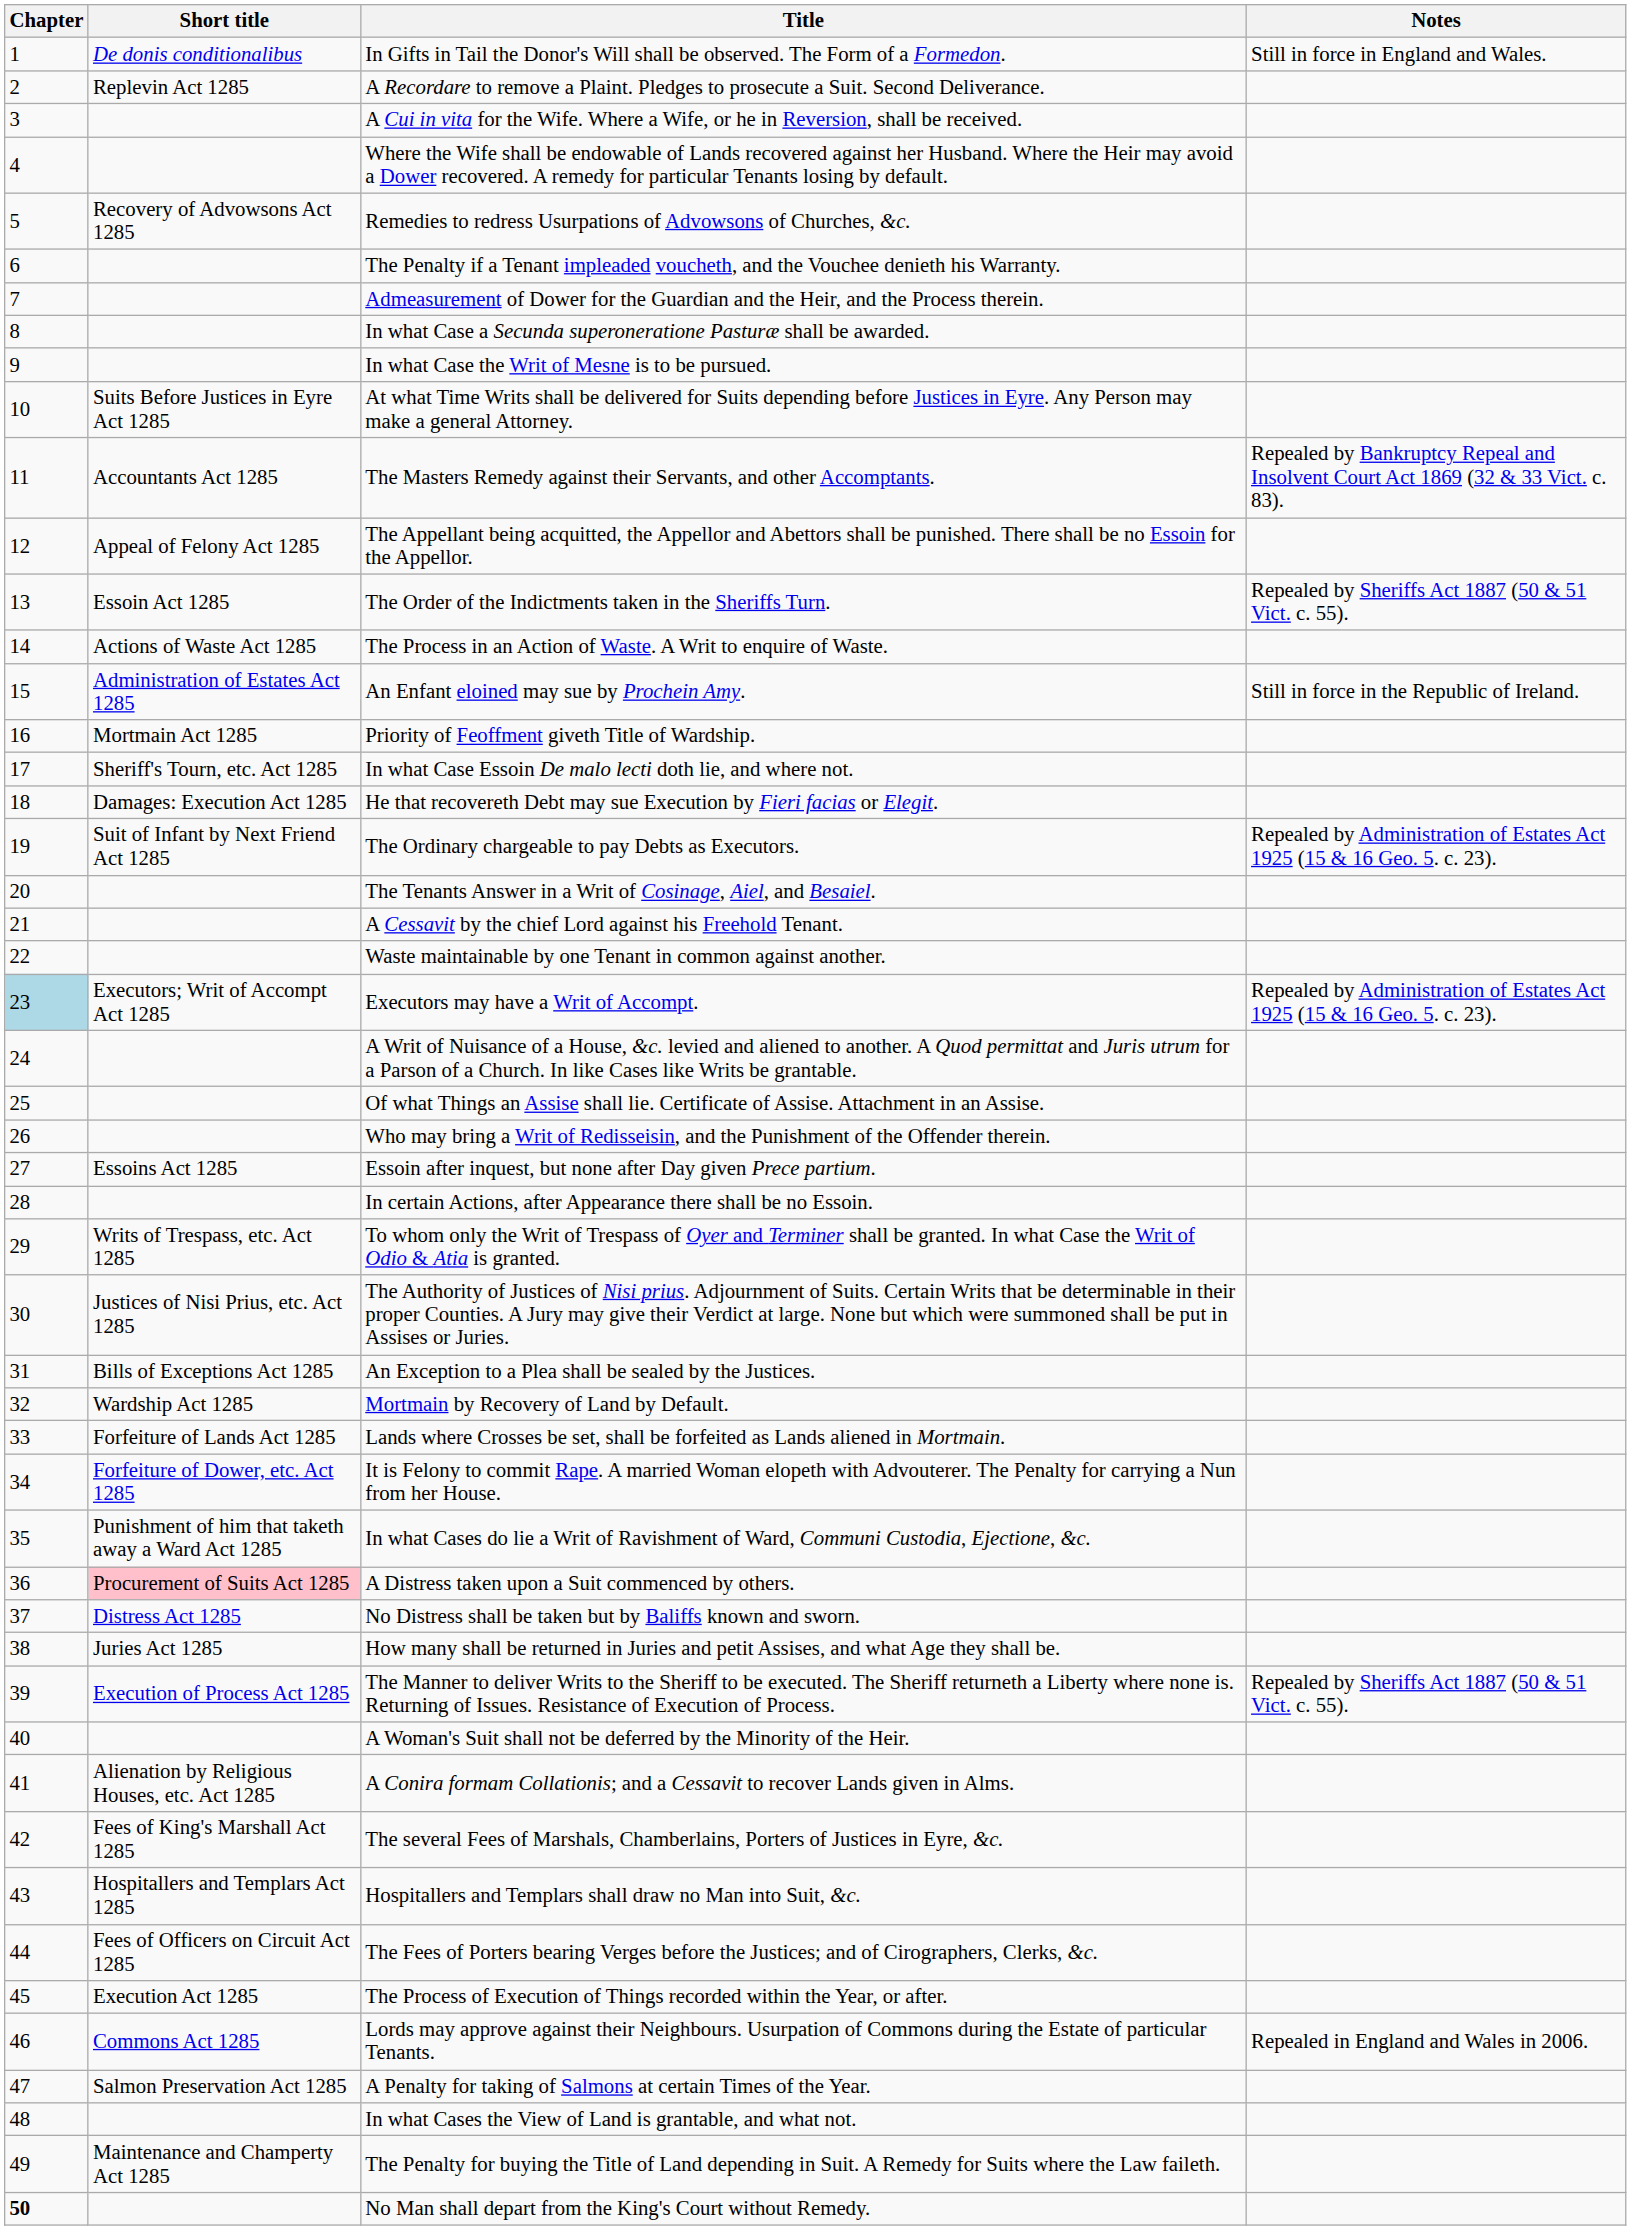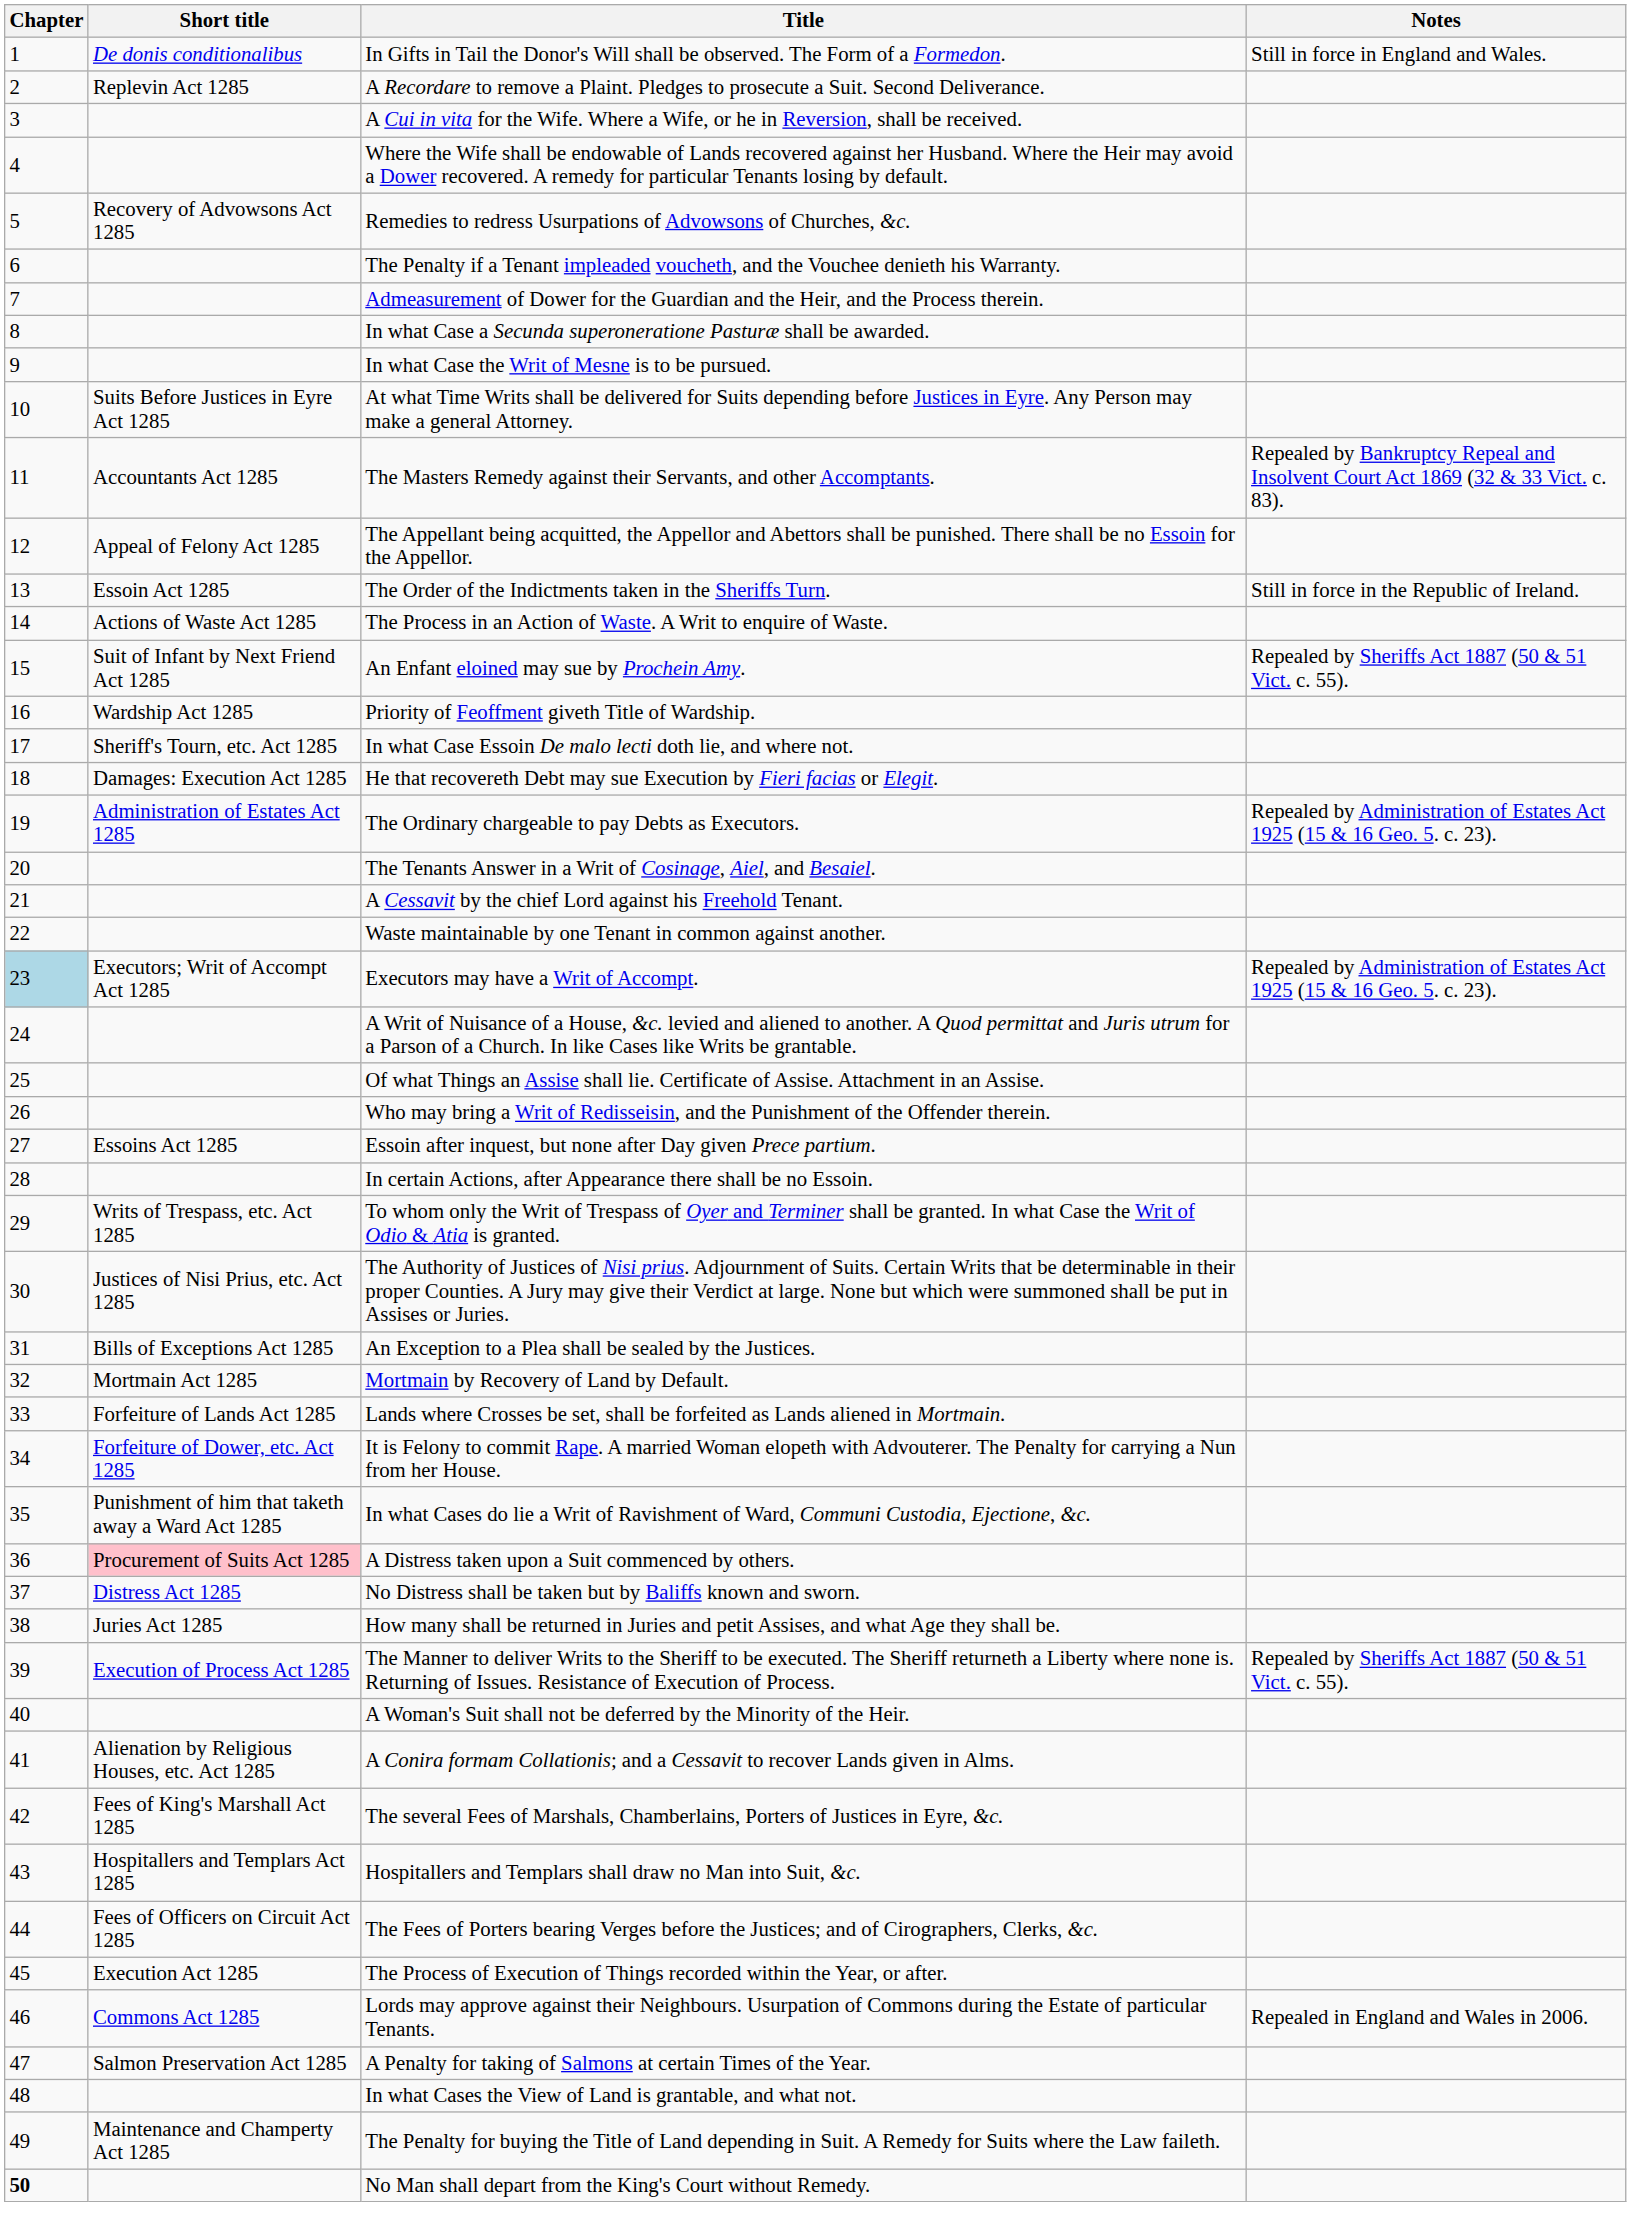(1419, 601) Repealed by Sheriffs Act 1887 (50 & 51 Vict. c. 55). -> (1415, 590) Still in force in the Republic of Ireland.
(216, 691) Administration of Estates Act 1285 -> (214, 667) Suit of Infant by Next Friend Act 1285
(1415, 691) Still in force in the Republic of Ireland. -> (1419, 667) Repealed by Sheriffs Act 1887 (50 & 51 Vict. c. 55).
(175, 735) Mortmain Act 1285 -> (173, 712) Wardship Act 1285
(214, 846) Suit of Infant by Next Friend Act 1285 -> (216, 823) Administration of Estates Act 1285
(173, 1404) Wardship Act 1285 -> (175, 1380) Mortmain Act 1285
